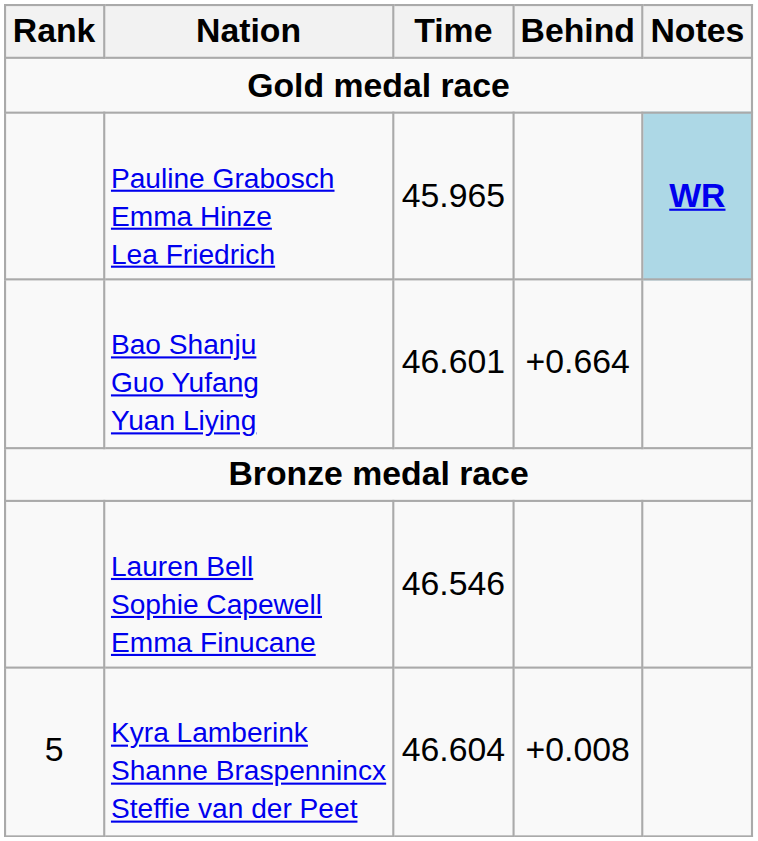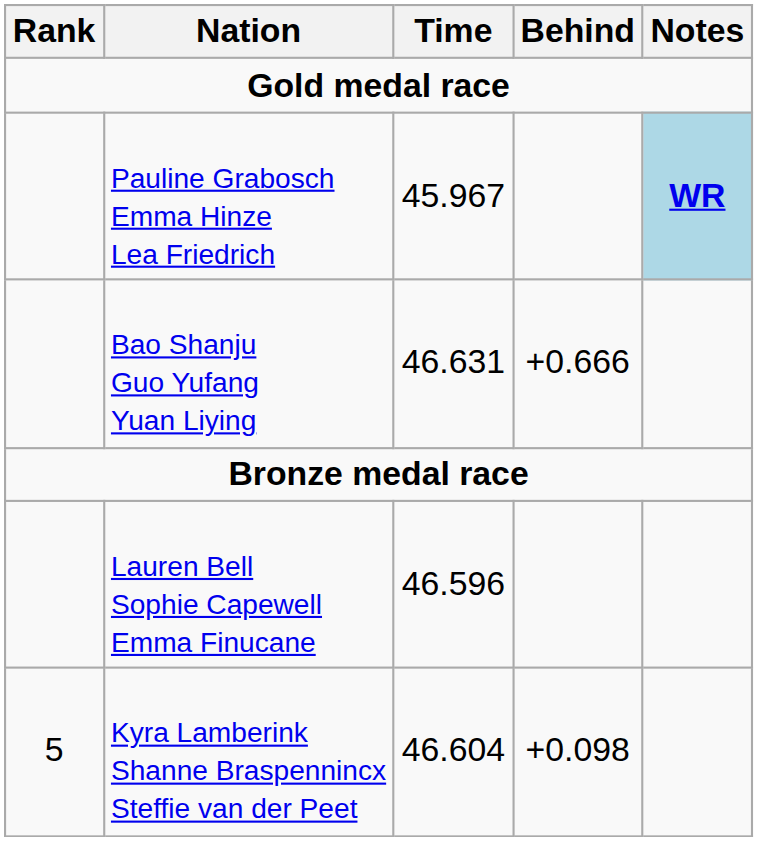(453, 195) 45.965 -> (453, 195) 45.967
(453, 362) 46.601 -> (453, 362) 46.631
(578, 362) +0.664 -> (578, 362) +0.666
(453, 583) 46.546 -> (453, 583) 46.596
(578, 751) +0.008 -> (578, 751) +0.098
